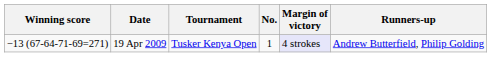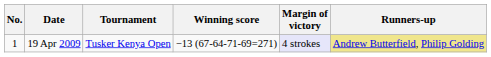columns swapped: (269, 19) <-> (58, 19)
(408, 43) no background -> (408, 43) khaki background
